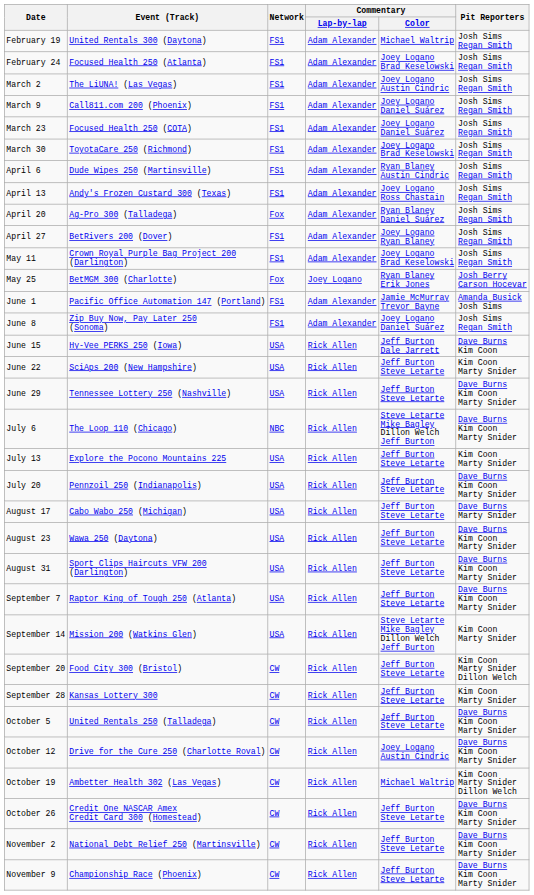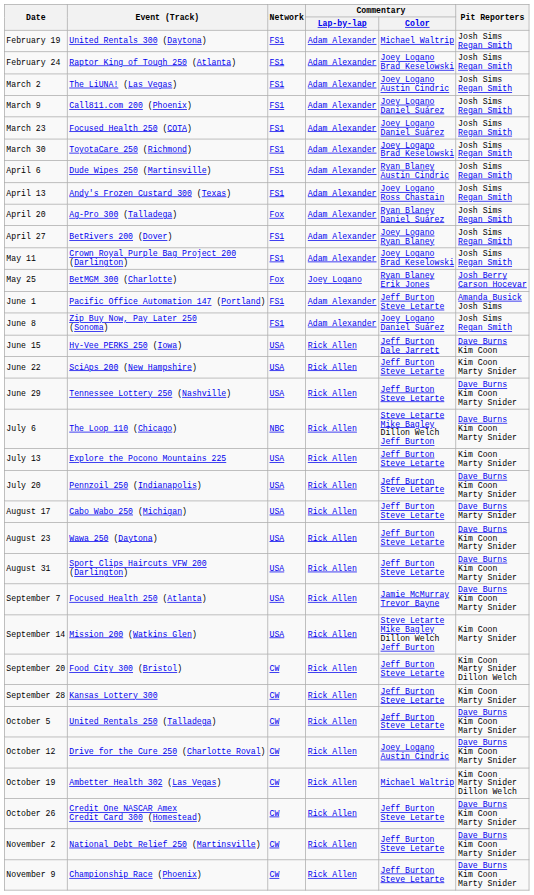(138, 63) Focused Health 250 (Atlanta) -> (153, 63) Raptor King of Tough 250 (Atlanta)
(415, 302) Jamie McMurray Trevor Bayne -> (412, 302) Jeff Burton Steve Letarte
(153, 599) Raptor King of Tough 250 (Atlanta) -> (138, 599) Focused Health 250 (Atlanta)
(412, 599) Jeff Burton Steve Letarte -> (415, 599) Jamie McMurray Trevor Bayne
